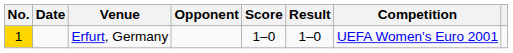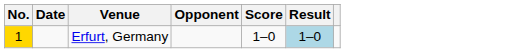- column: (417, 15)
(310, 36) no background -> (310, 36) lightblue background
